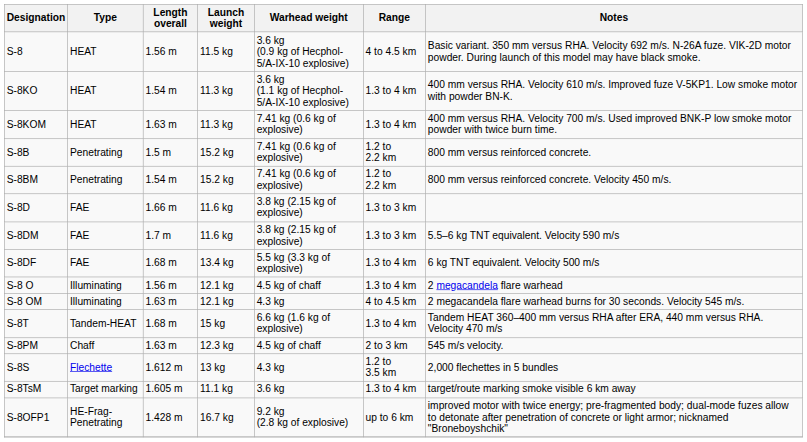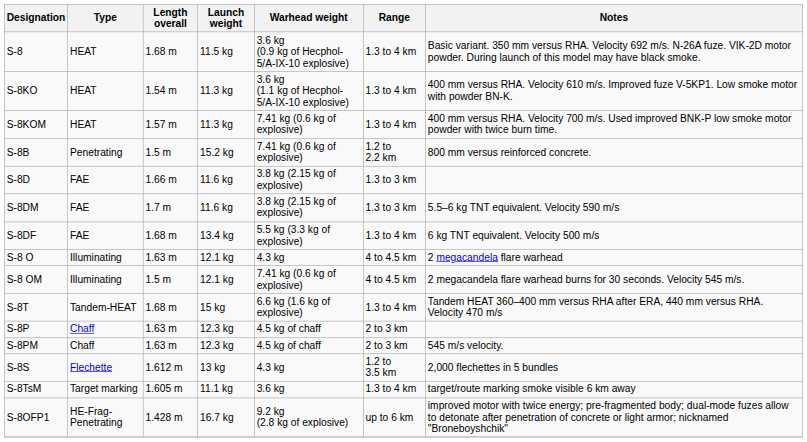(161, 51) 1.56 m -> (161, 51) 1.68 m
(391, 51) 4 to 4.5 km -> (391, 51) 1.3 to 4 km
(161, 124) 1.63 m -> (161, 124) 1.57 m
- row: (22, 180)
(161, 285) 1.56 m -> (161, 257) 1.63 m
(289, 285) 4.5 kg of chaff -> (271, 257) 4.3 kg
(391, 285) 1.3 to 4 km -> (391, 257) 4 to 4.5 km
(161, 301) 1.63 m -> (158, 279) 1.5 m
(271, 301) 4.3 kg -> (296, 279) 7.41 kg (0.6 kg of explosive)
+ row: (18, 329)
